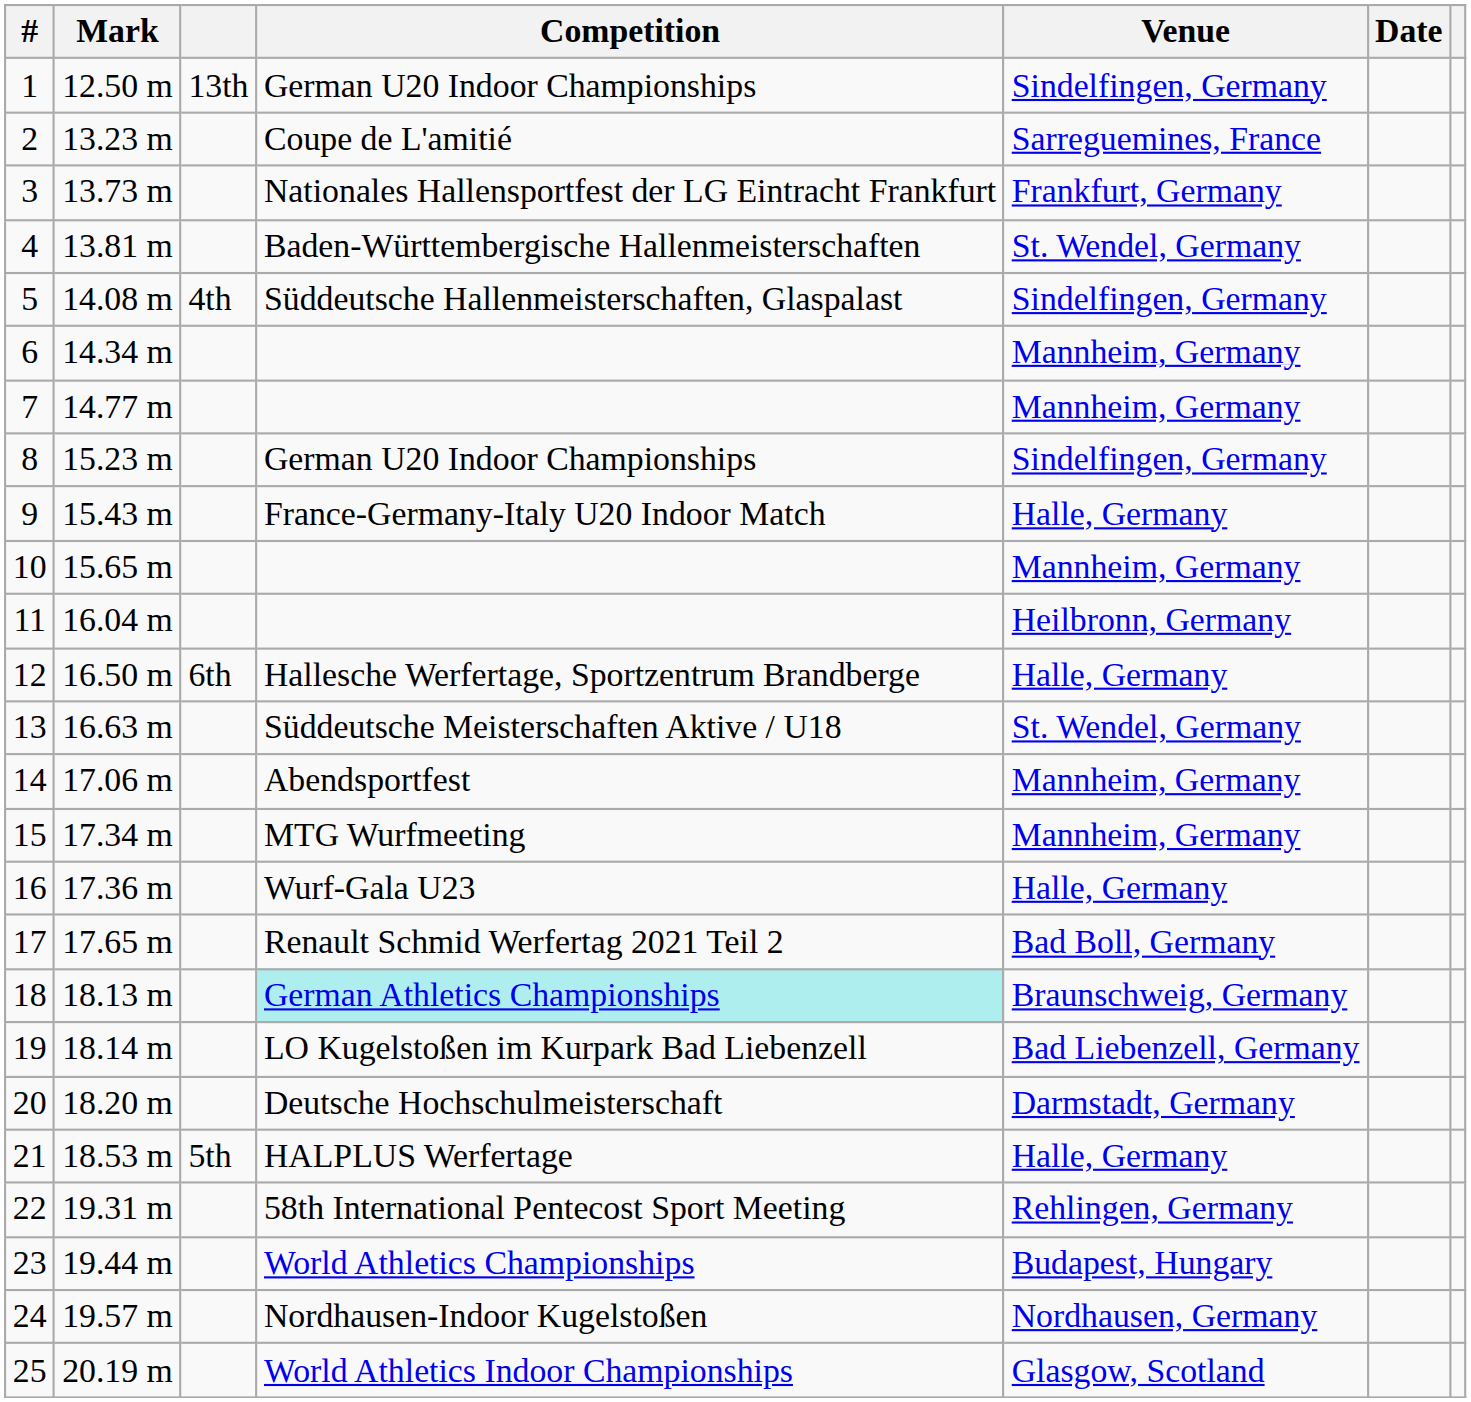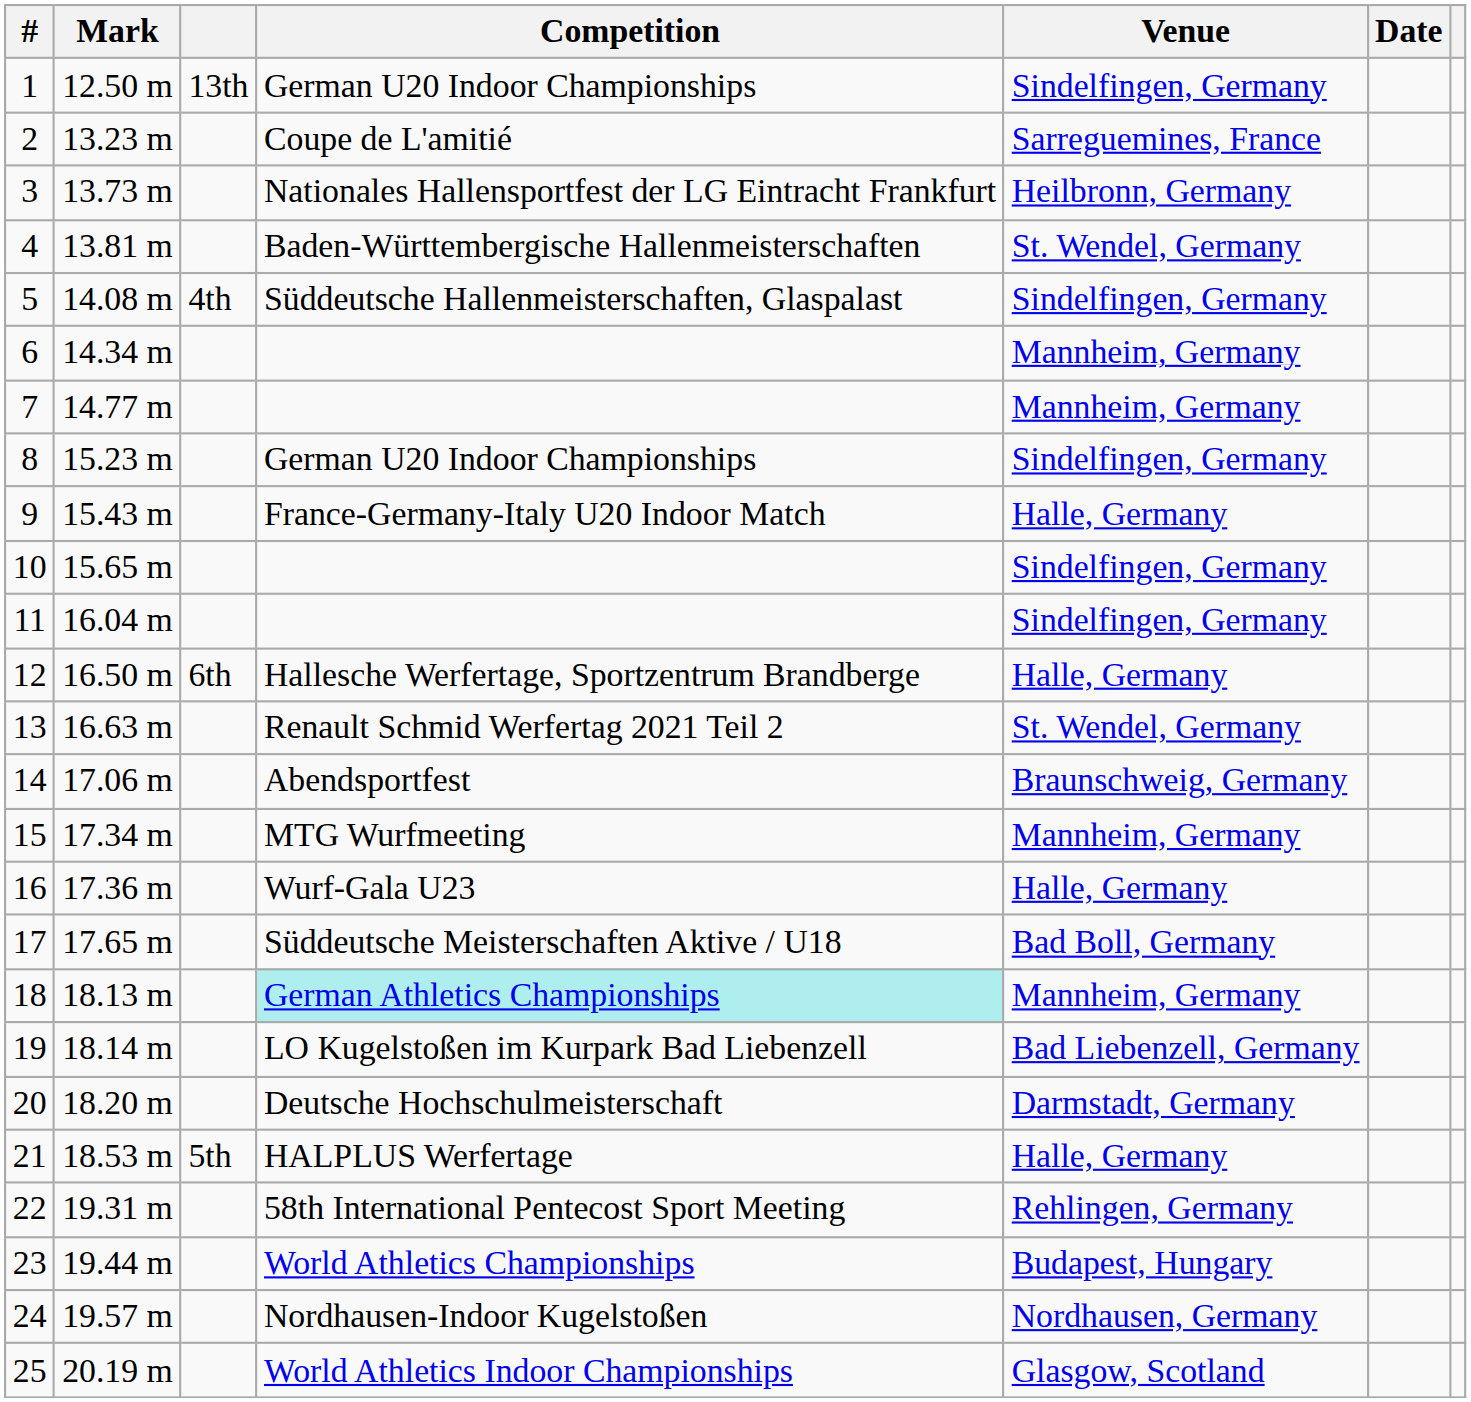(1147, 191) Frankfurt, Germany -> (1151, 191) Heilbronn, Germany
(1156, 566) Mannheim, Germany -> (1169, 566) Sindelfingen, Germany
(1151, 620) Heilbronn, Germany -> (1169, 620) Sindelfingen, Germany
(553, 727) Süddeutsche Meisterschaften Aktive / U18 -> (524, 727) Renault Schmid Werfertag 2021 Teil 2
(1156, 780) Mannheim, Germany -> (1180, 780) Braunschweig, Germany
(524, 941) Renault Schmid Werfertag 2021 Teil 2 -> (553, 941) Süddeutsche Meisterschaften Aktive / U18
(1180, 995) Braunschweig, Germany -> (1156, 995) Mannheim, Germany
